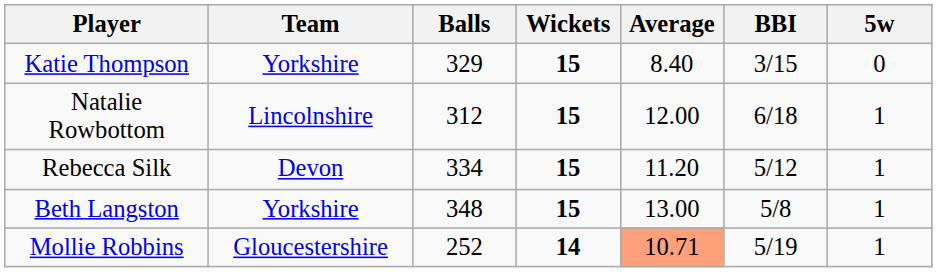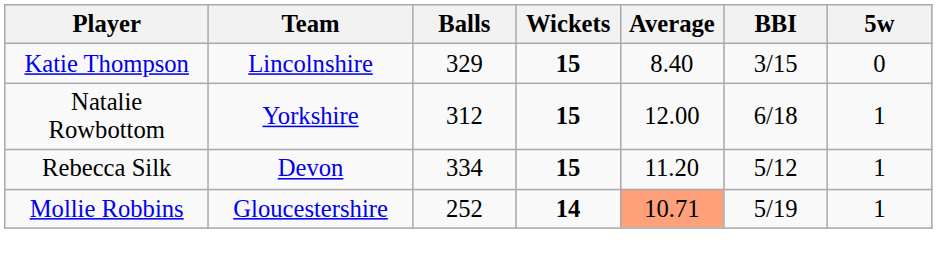(311, 63) Yorkshire -> (311, 63) Lincolnshire
(311, 116) Lincolnshire -> (311, 116) Yorkshire
- row: (107, 208)
